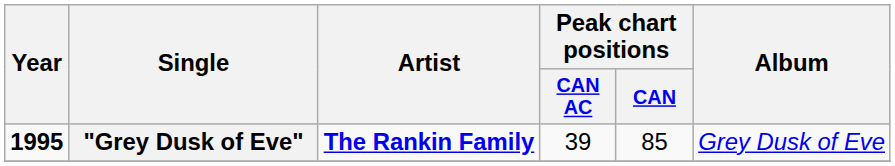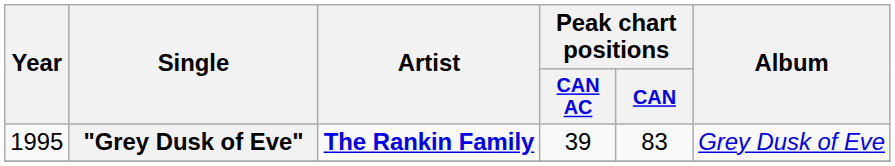(37, 142) bold -> (37, 142) normal
(654, 142) 85 -> (654, 142) 83
